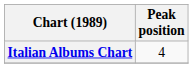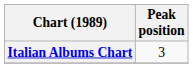(162, 52) 4 -> (162, 52) 3
